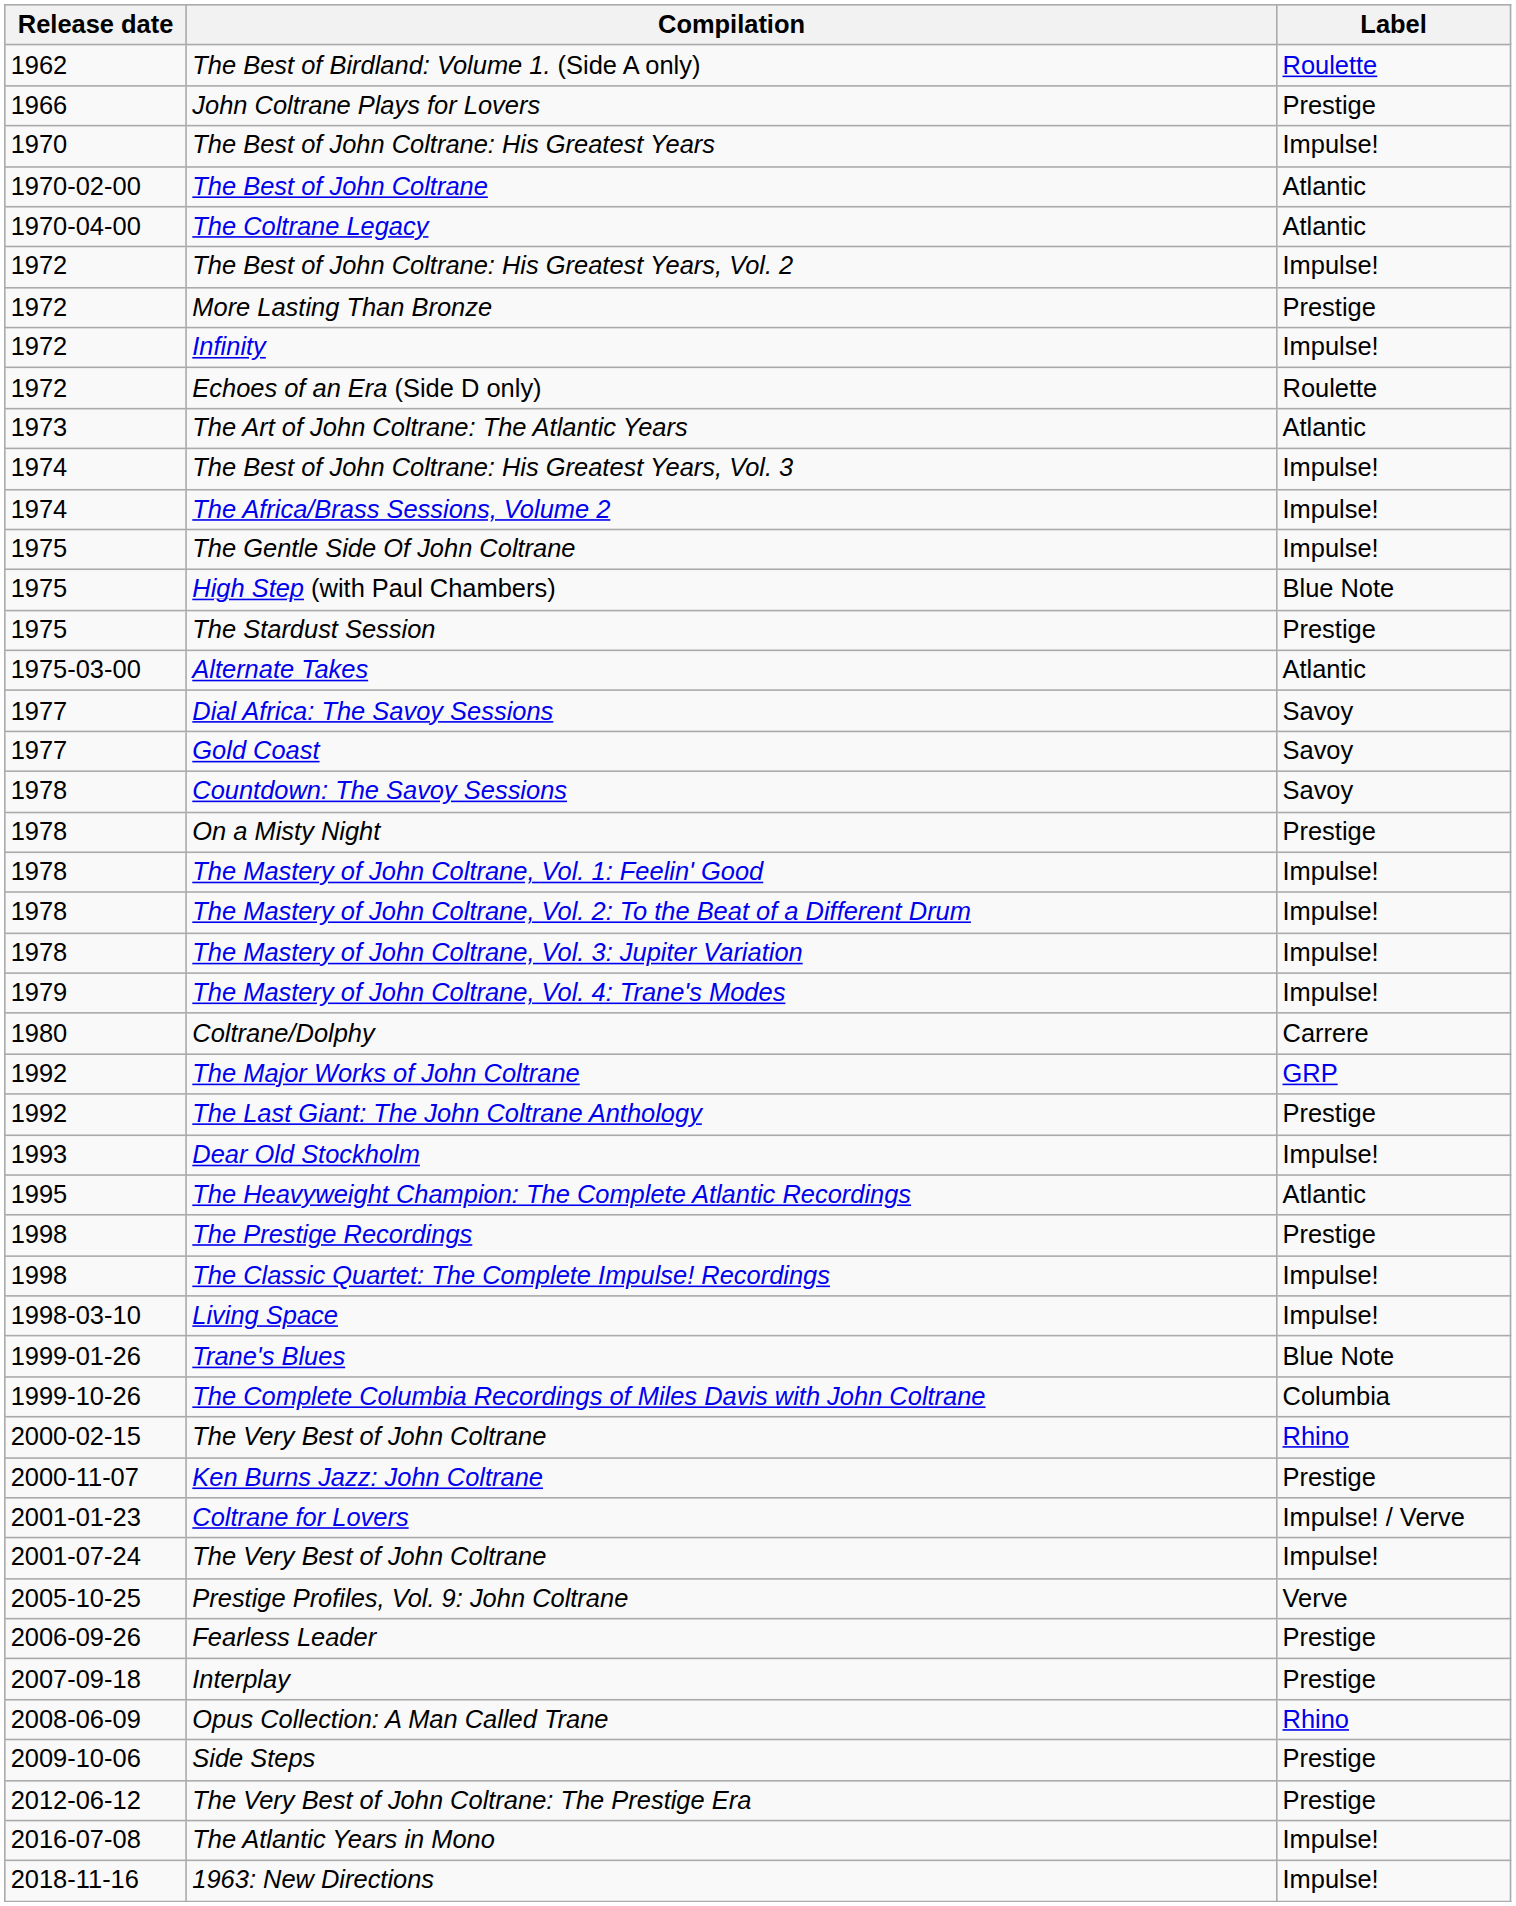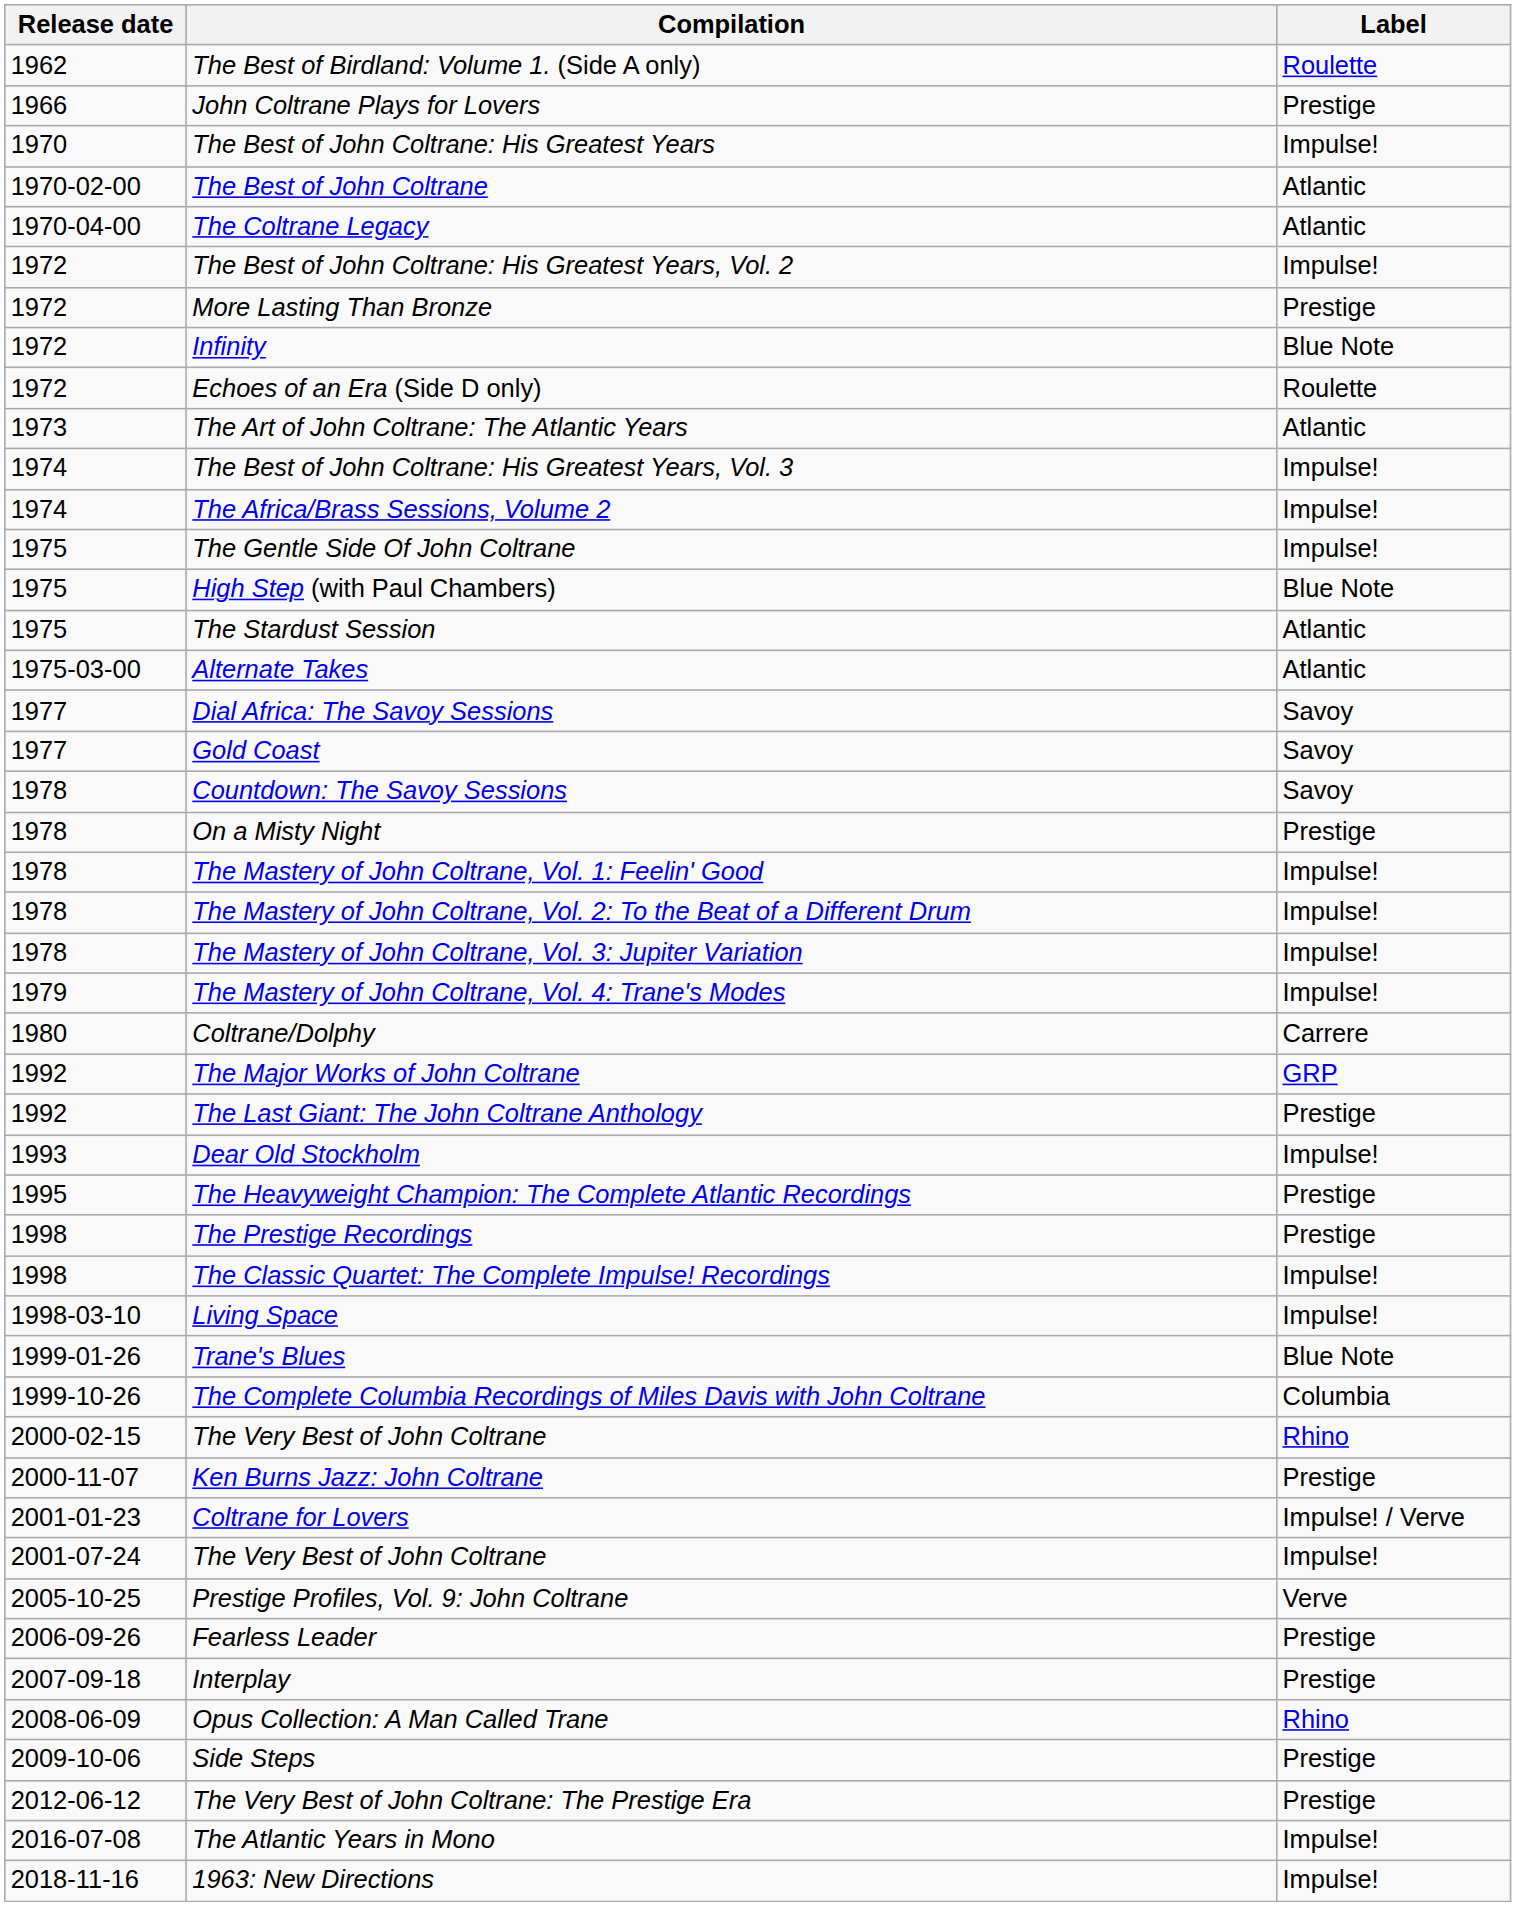(1331, 347) Impulse! -> (1338, 347) Blue Note
(1329, 629) Prestige -> (1324, 629) Atlantic
(1324, 1194) Atlantic -> (1329, 1194) Prestige
